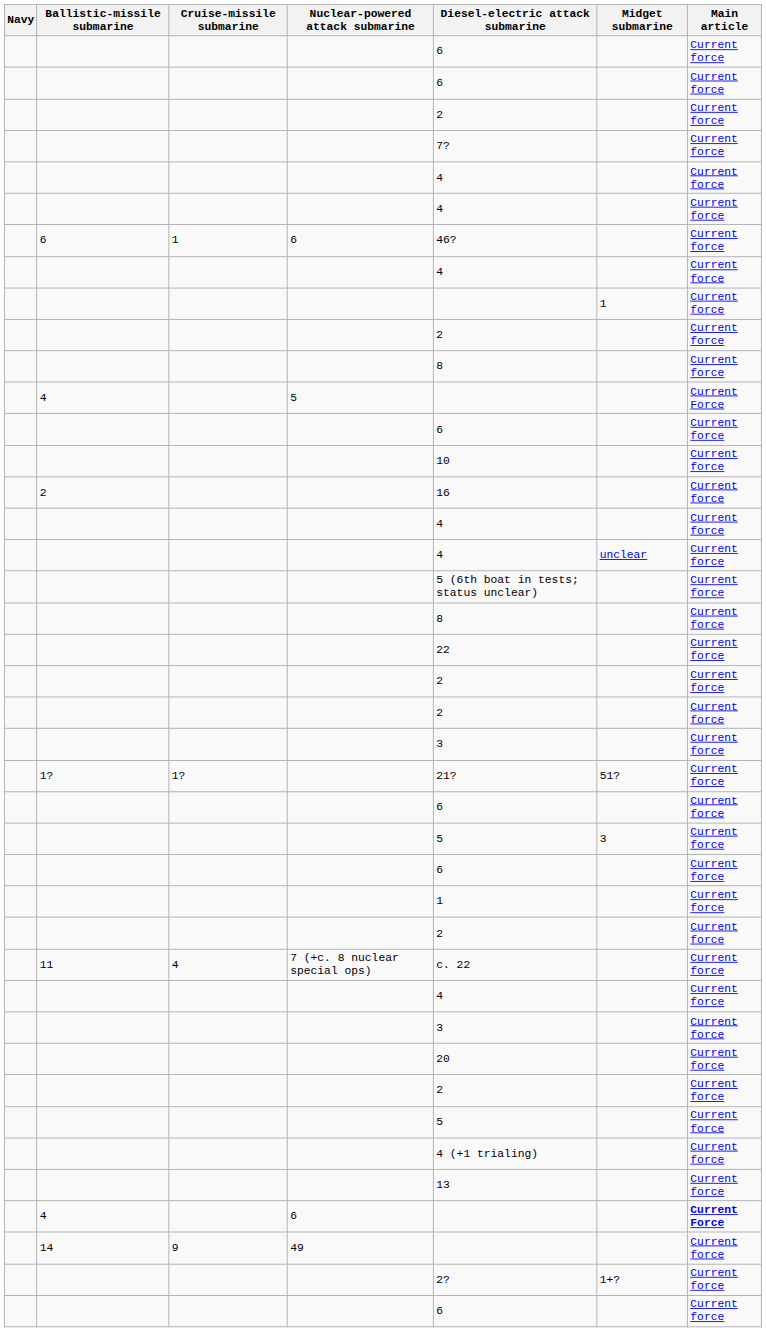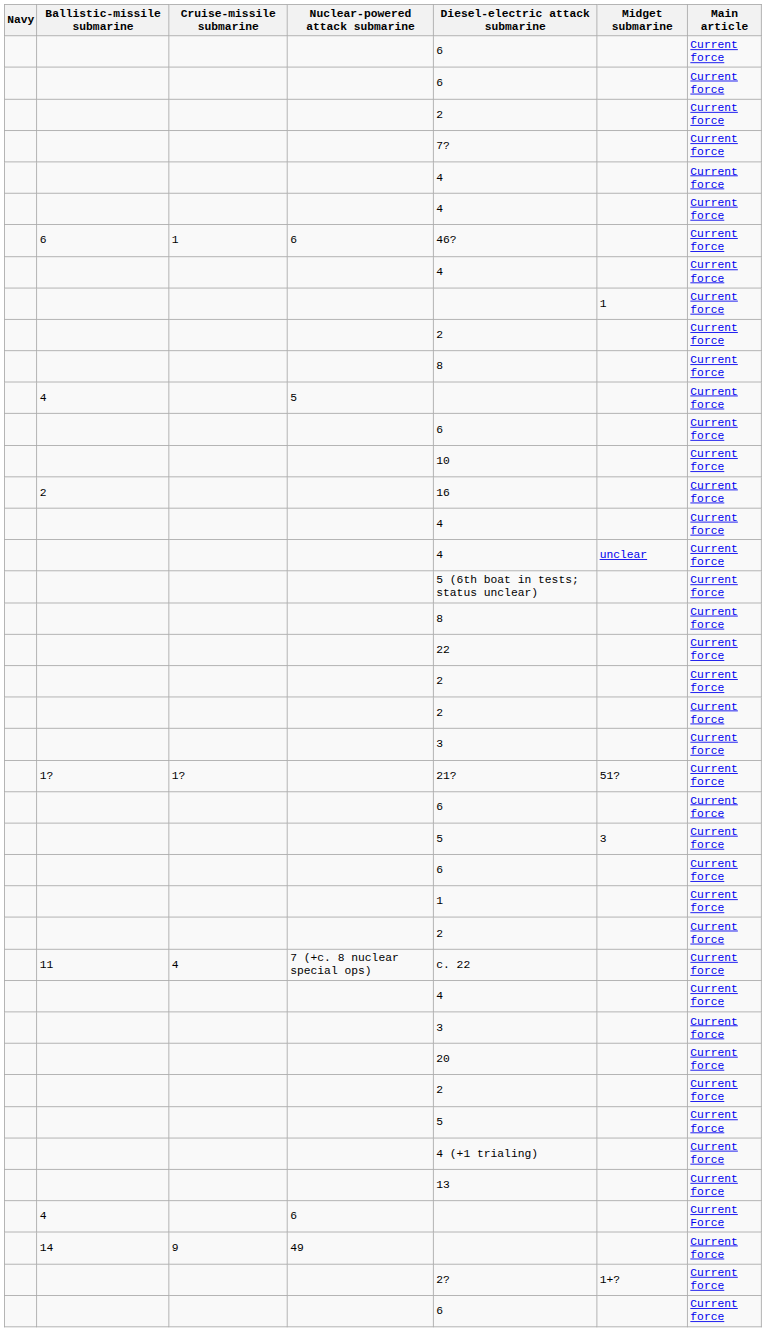(714, 398) Current Force -> (714, 398) Current force
(714, 1217) bold -> (714, 1217) normal
